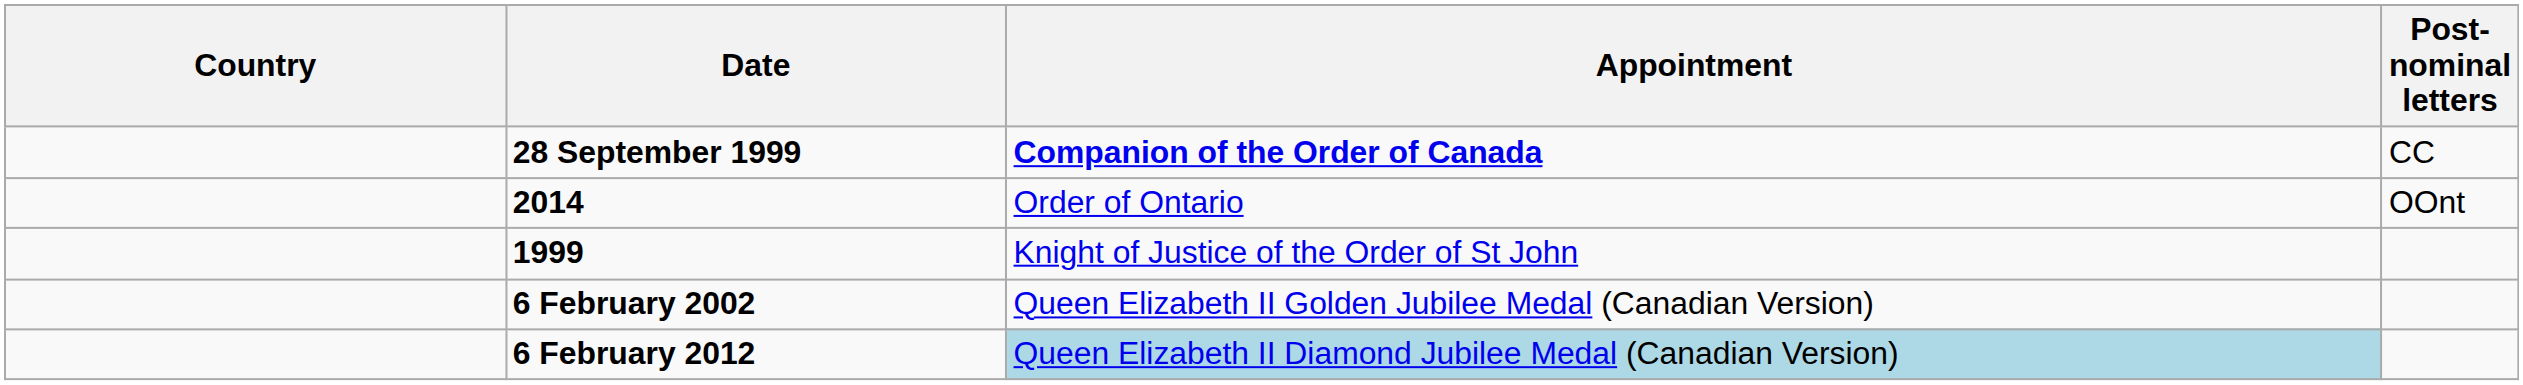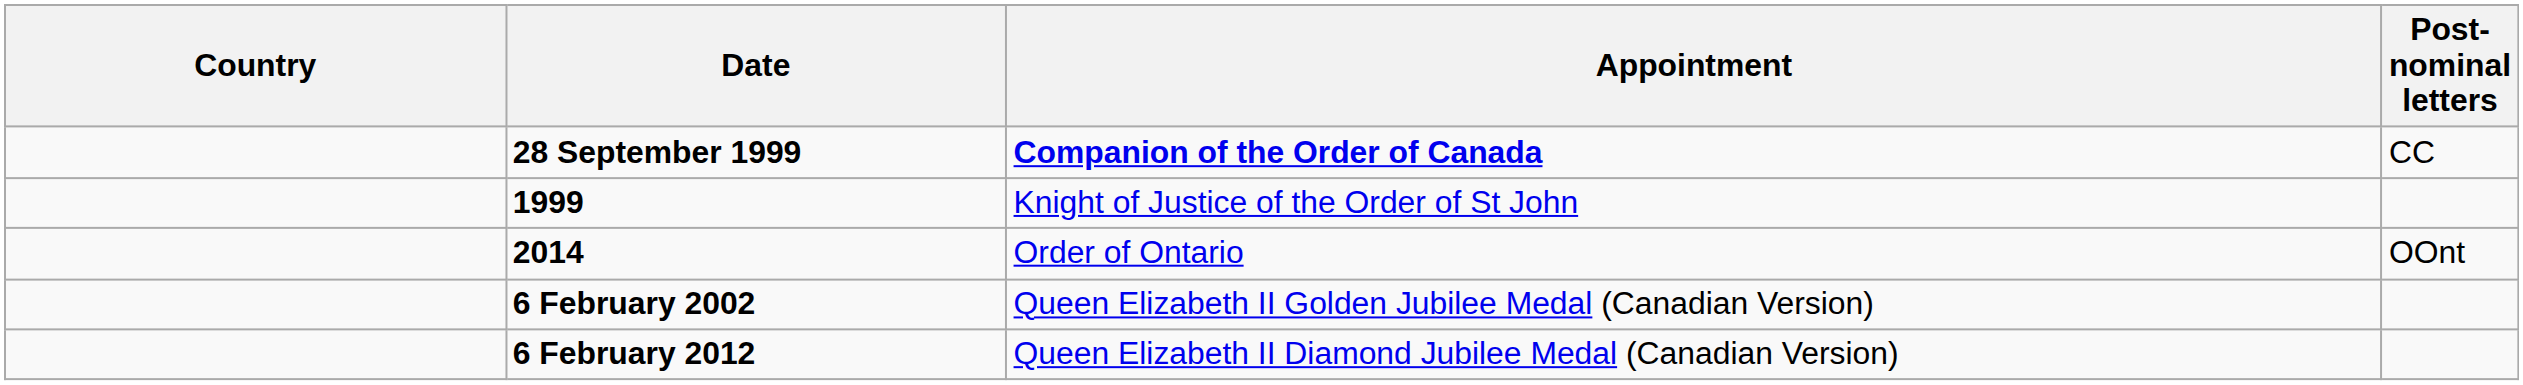rows swapped: (548, 252) <-> (548, 202)
(1456, 353) lightblue background -> (1456, 353) no background
